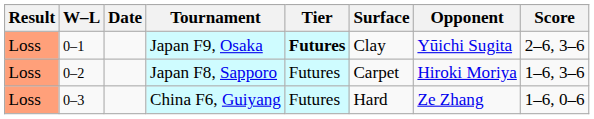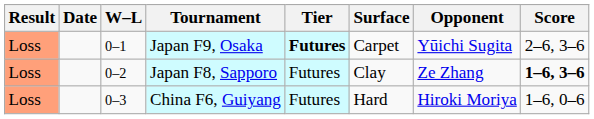columns swapped: (82, 18) <-> (125, 18)
(370, 45) Clay -> (376, 45) Carpet
(376, 72) Carpet -> (370, 72) Clay
(467, 72) Hiroki Moriya -> (450, 72) Ze Zhang
(555, 72) normal -> (555, 72) bold
(450, 99) Ze Zhang -> (467, 99) Hiroki Moriya
